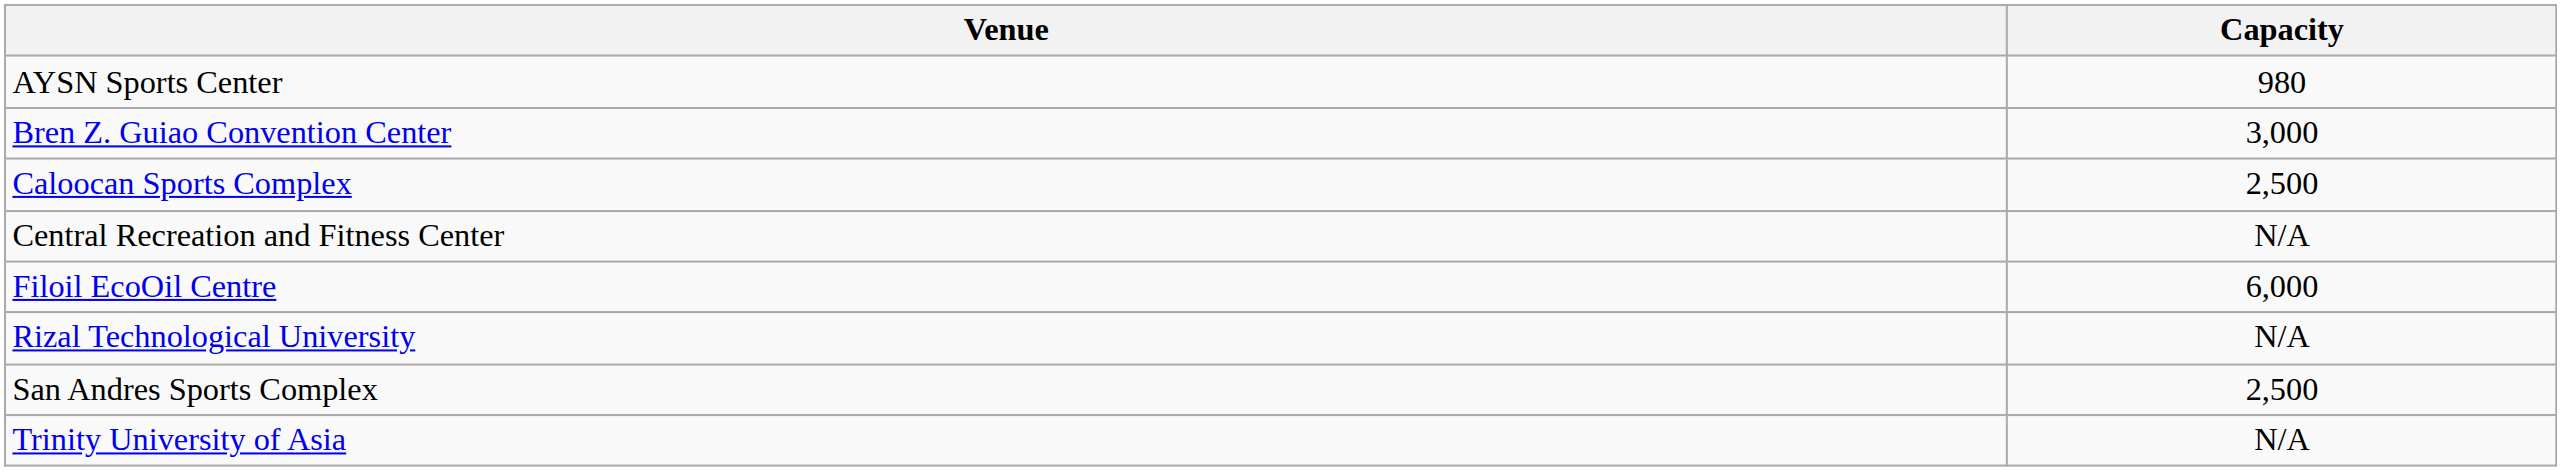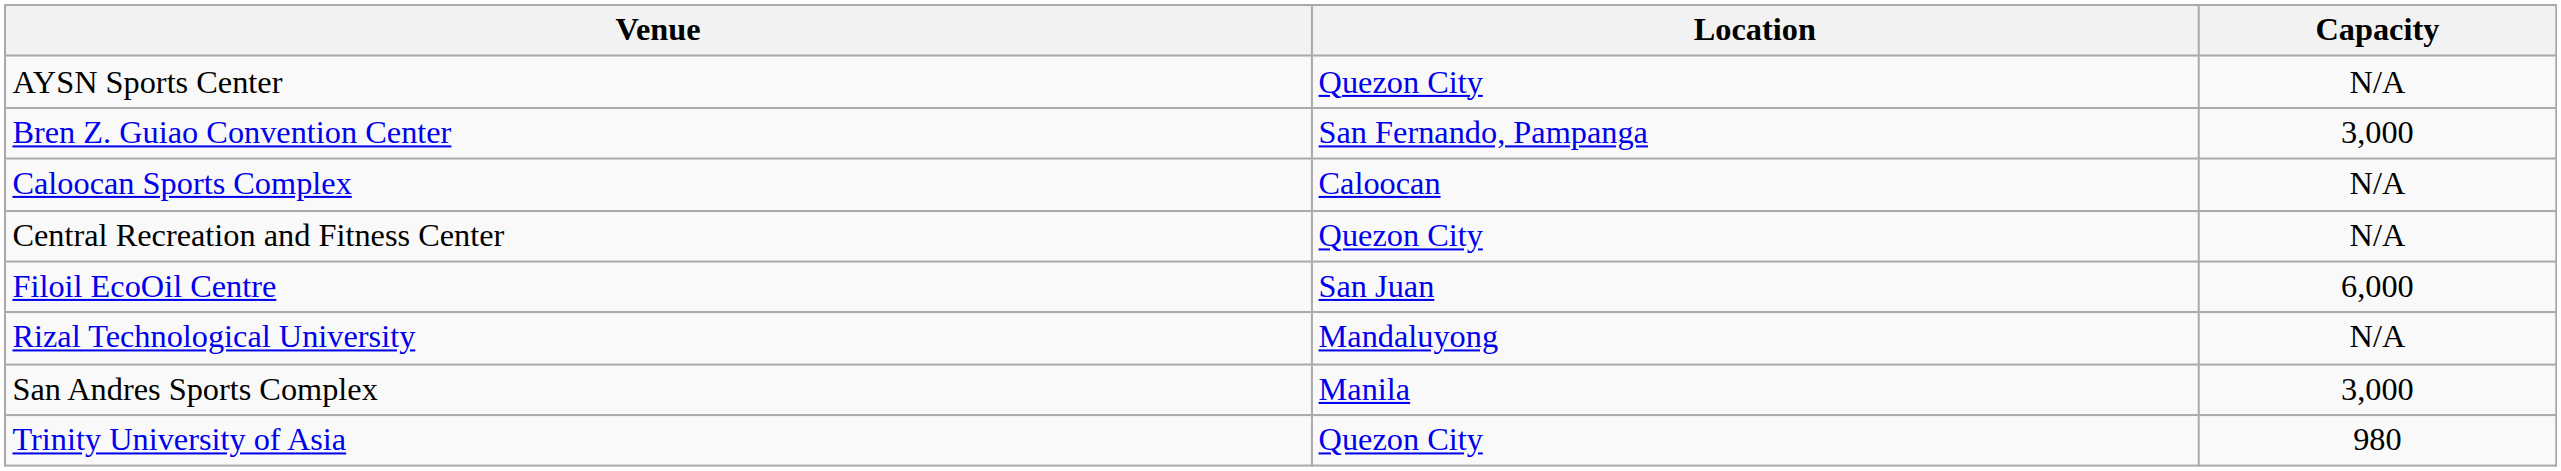+ column: (1755, 30)
(2282, 81) 980 -> (2377, 81) N/A
(2282, 183) 2,500 -> (2377, 183) N/A
(2282, 388) 2,500 -> (2377, 388) 3,000
(2282, 440) N/A -> (2377, 440) 980
